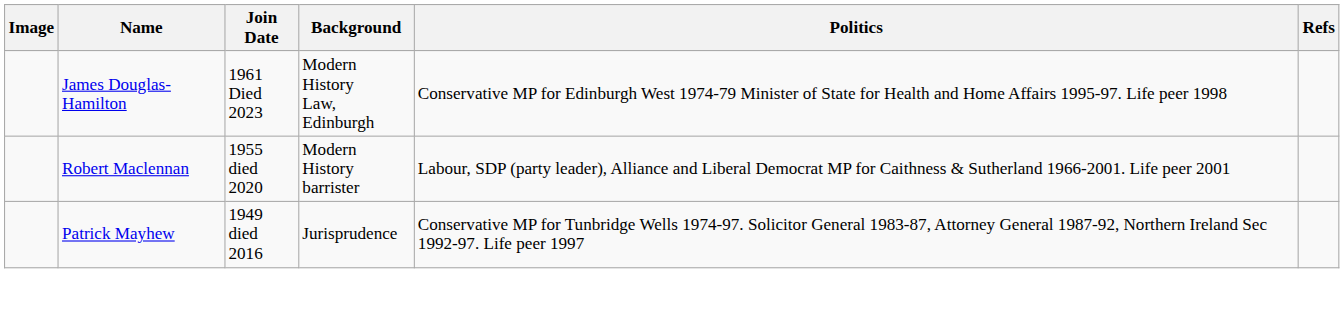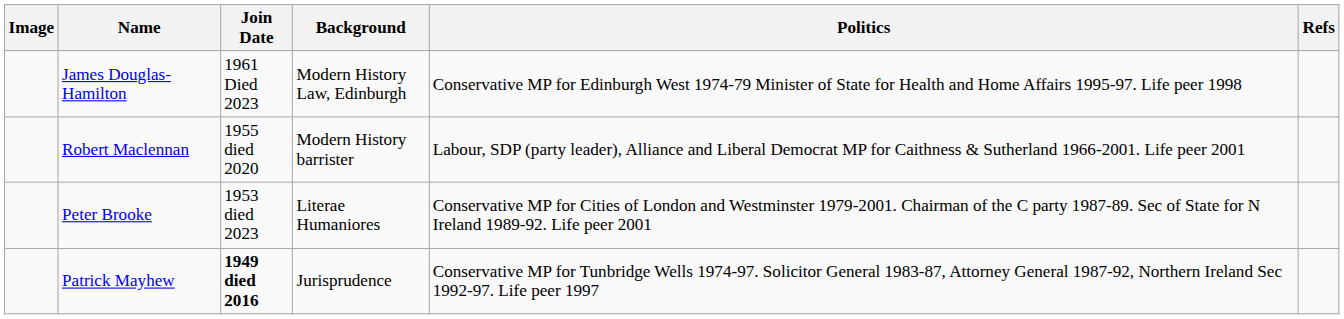+ row: (107, 215)
(246, 234) normal -> (241, 280) bold
